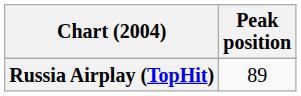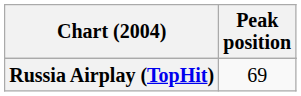(257, 74) 89 -> (257, 74) 69
